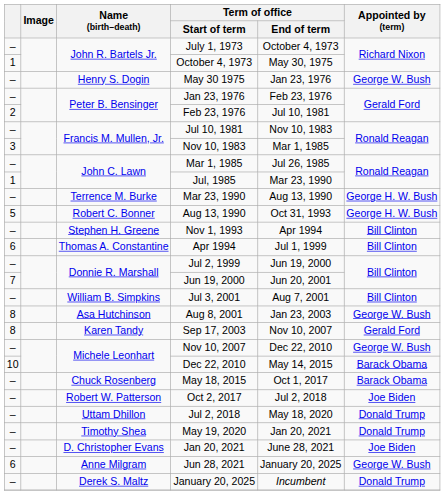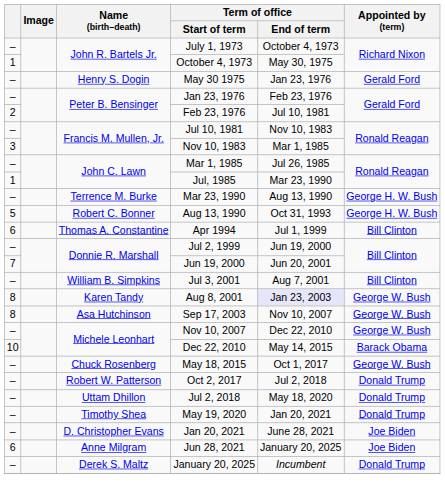(392, 79) George W. Bush -> (392, 79) Gerald Ford
- row: (214, 230)
(114, 314) Asa Hutchinson -> (114, 297) Karen Tandy
(301, 314) no background -> (301, 297) lavender background
(114, 331) Karen Tandy -> (114, 314) Asa Hutchinson
(392, 331) Gerald Ford -> (392, 314) George W. Bush
(392, 381) Barack Obama -> (392, 364) George W. Bush
(392, 398) Joe Biden -> (392, 381) Donald Trump
(392, 465) George W. Bush -> (392, 448) Joe Biden
